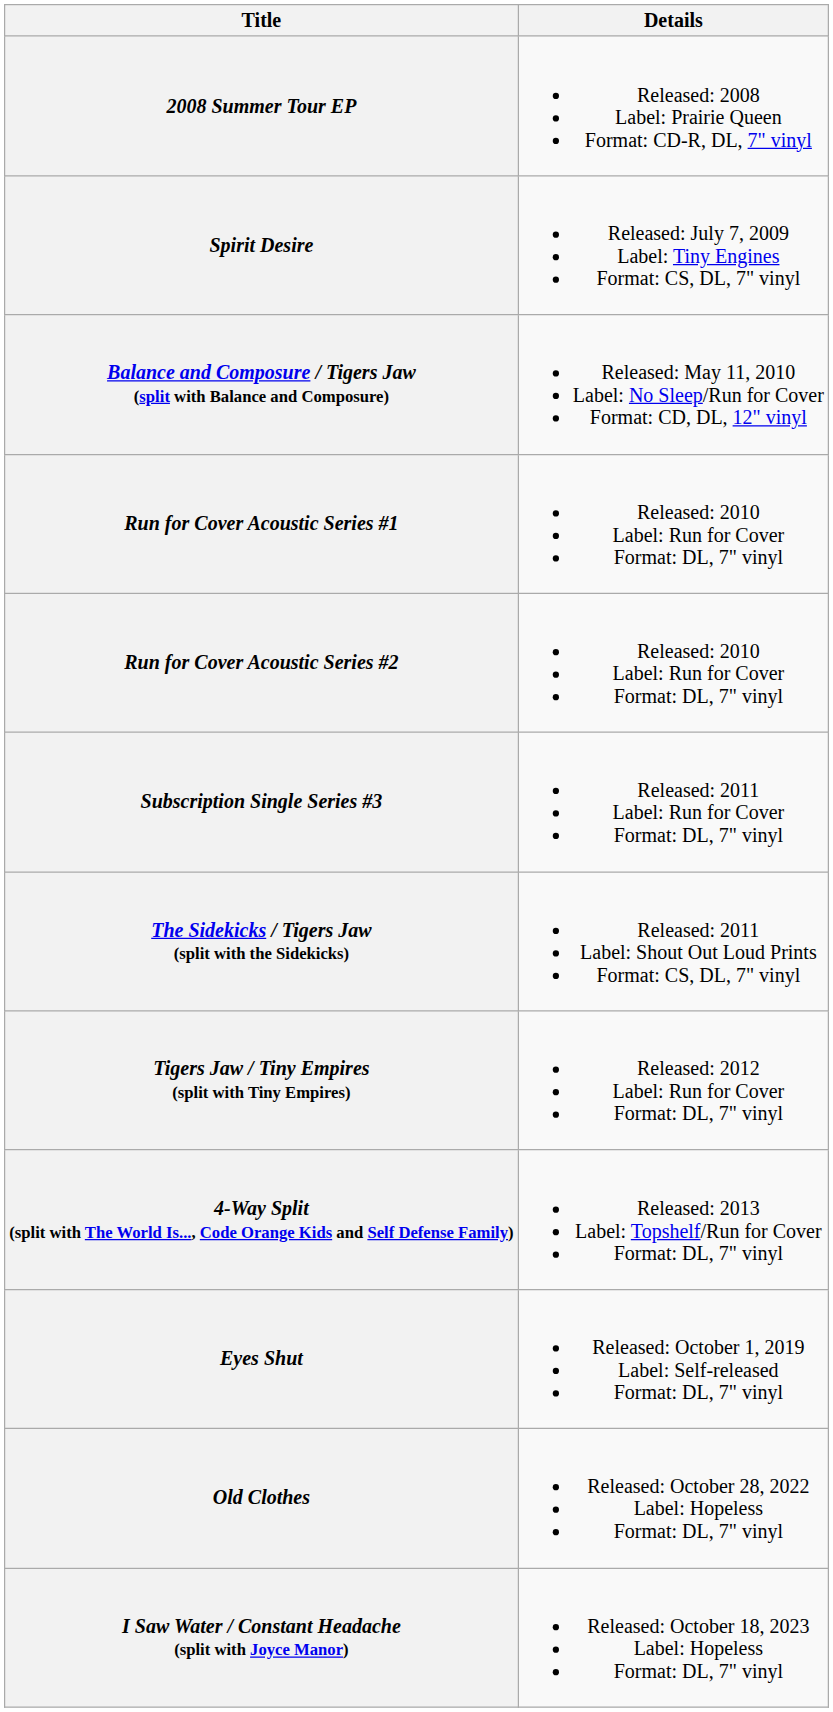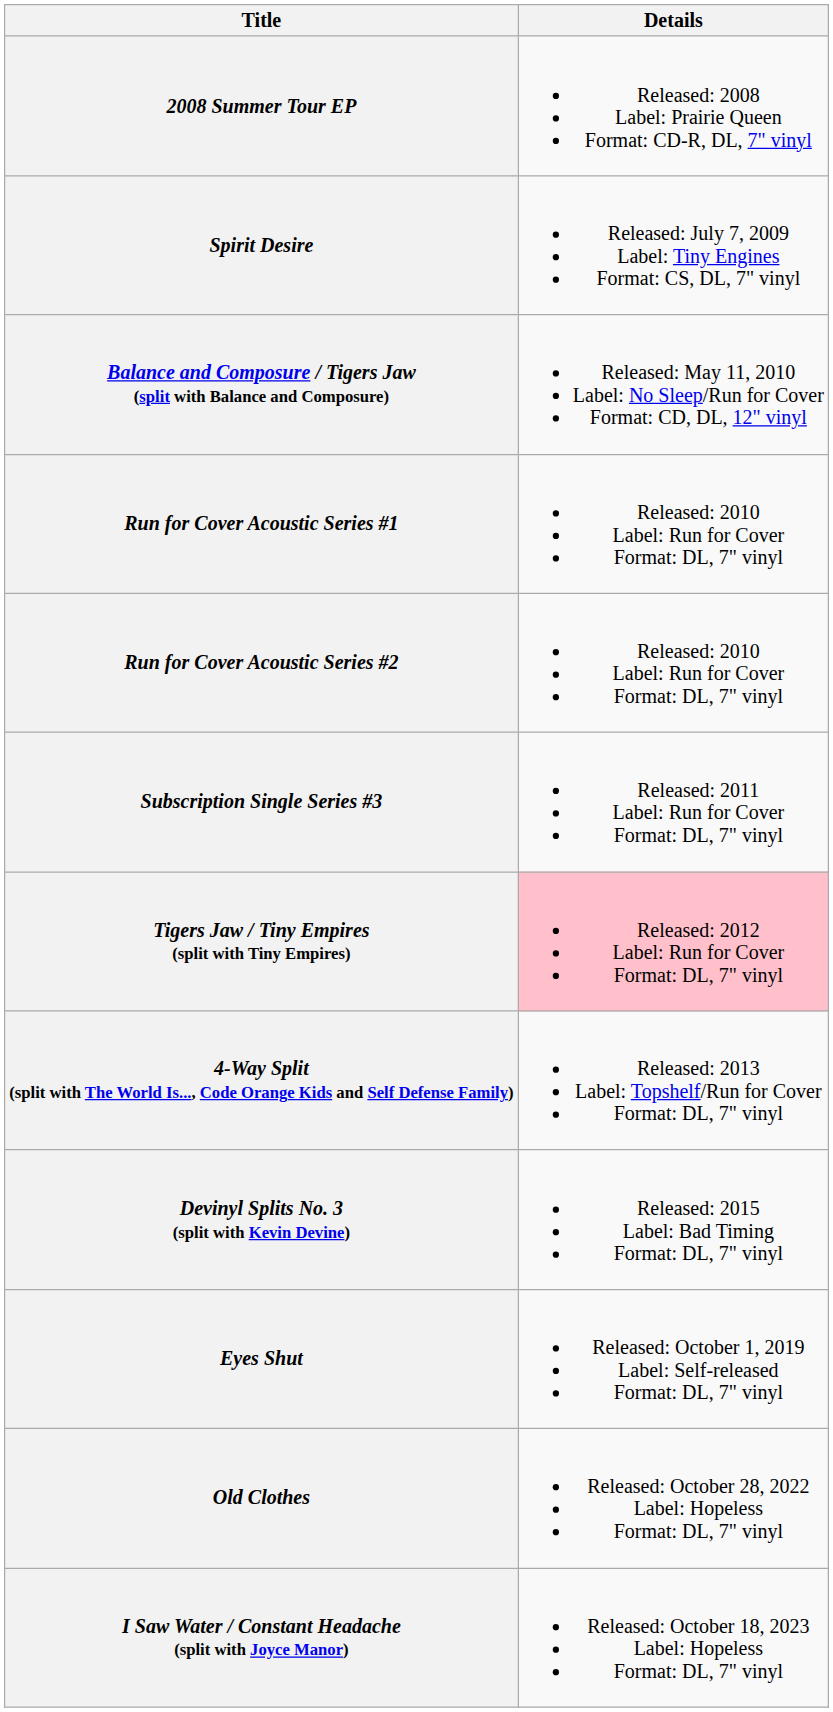- row: (261, 941)
(673, 1092) no background -> (673, 953) pink background
+ row: (261, 1219)
